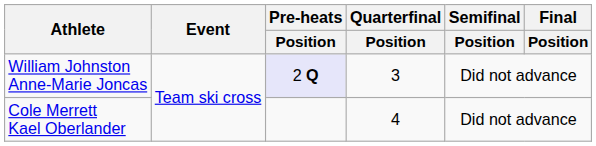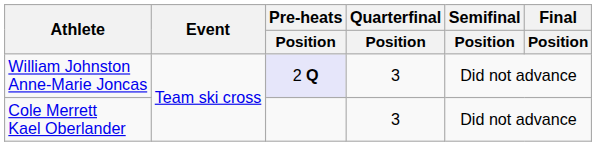(396, 120) 4 -> (396, 120) 3
